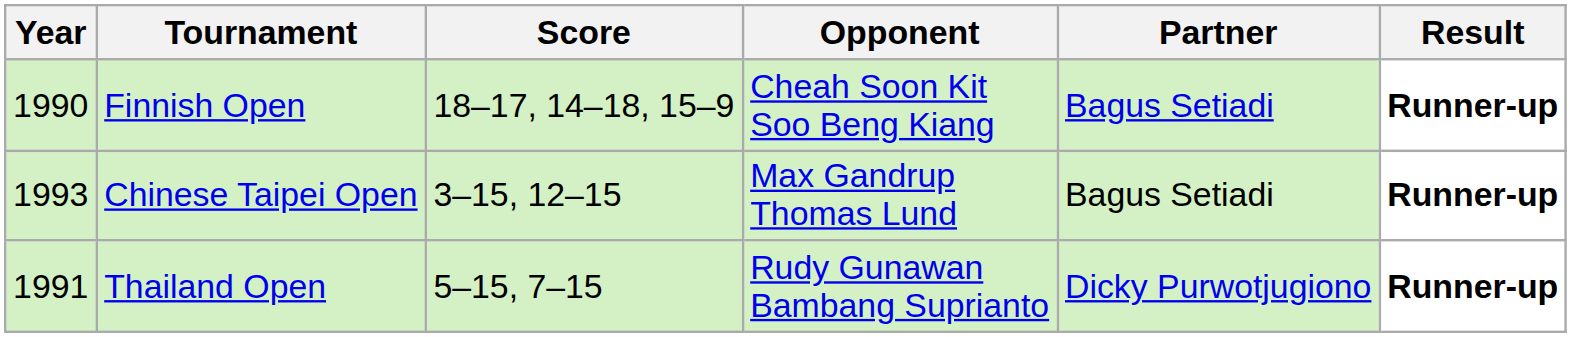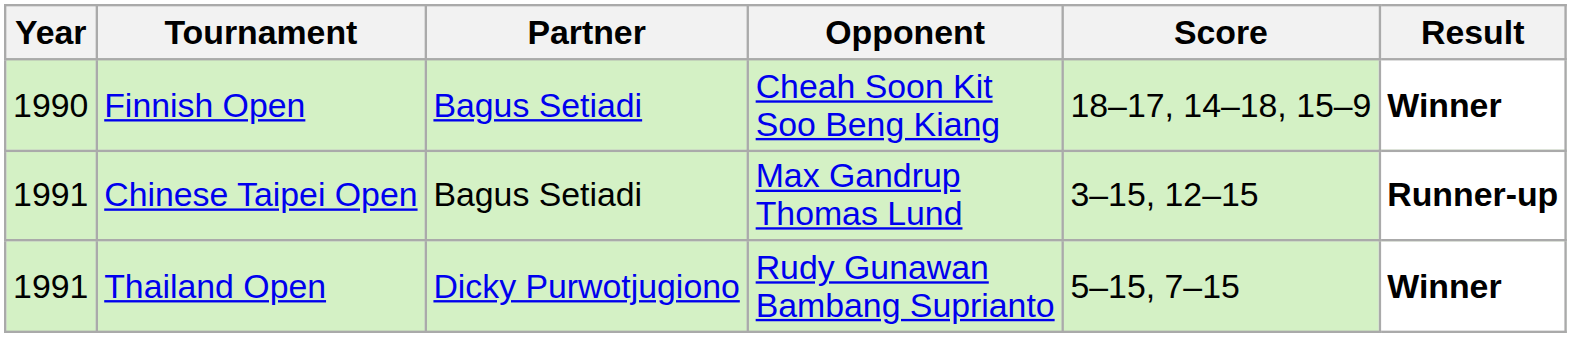columns swapped: (1218, 32) <-> (584, 32)
(1473, 105) Runner-up -> (1444, 105) Winner
(51, 196) 1993 -> (51, 196) 1991
(1473, 287) Runner-up -> (1444, 287) Winner
